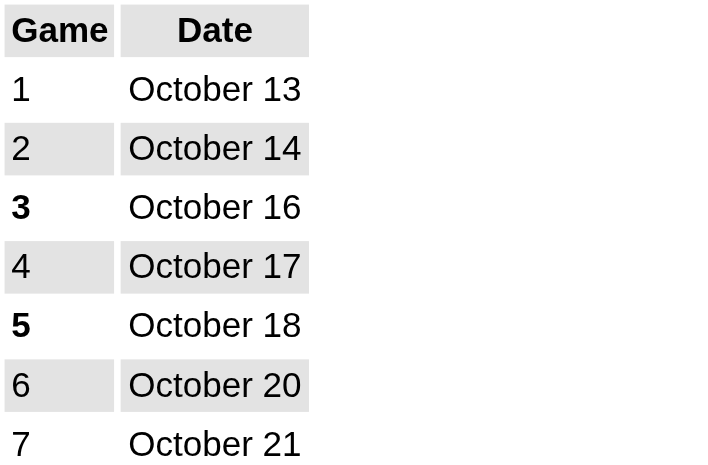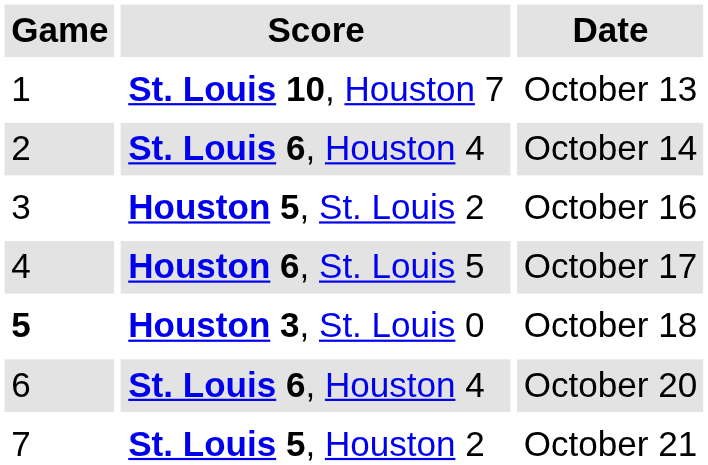+ column: (316, 30)
(21, 207) bold -> (21, 207) normal
